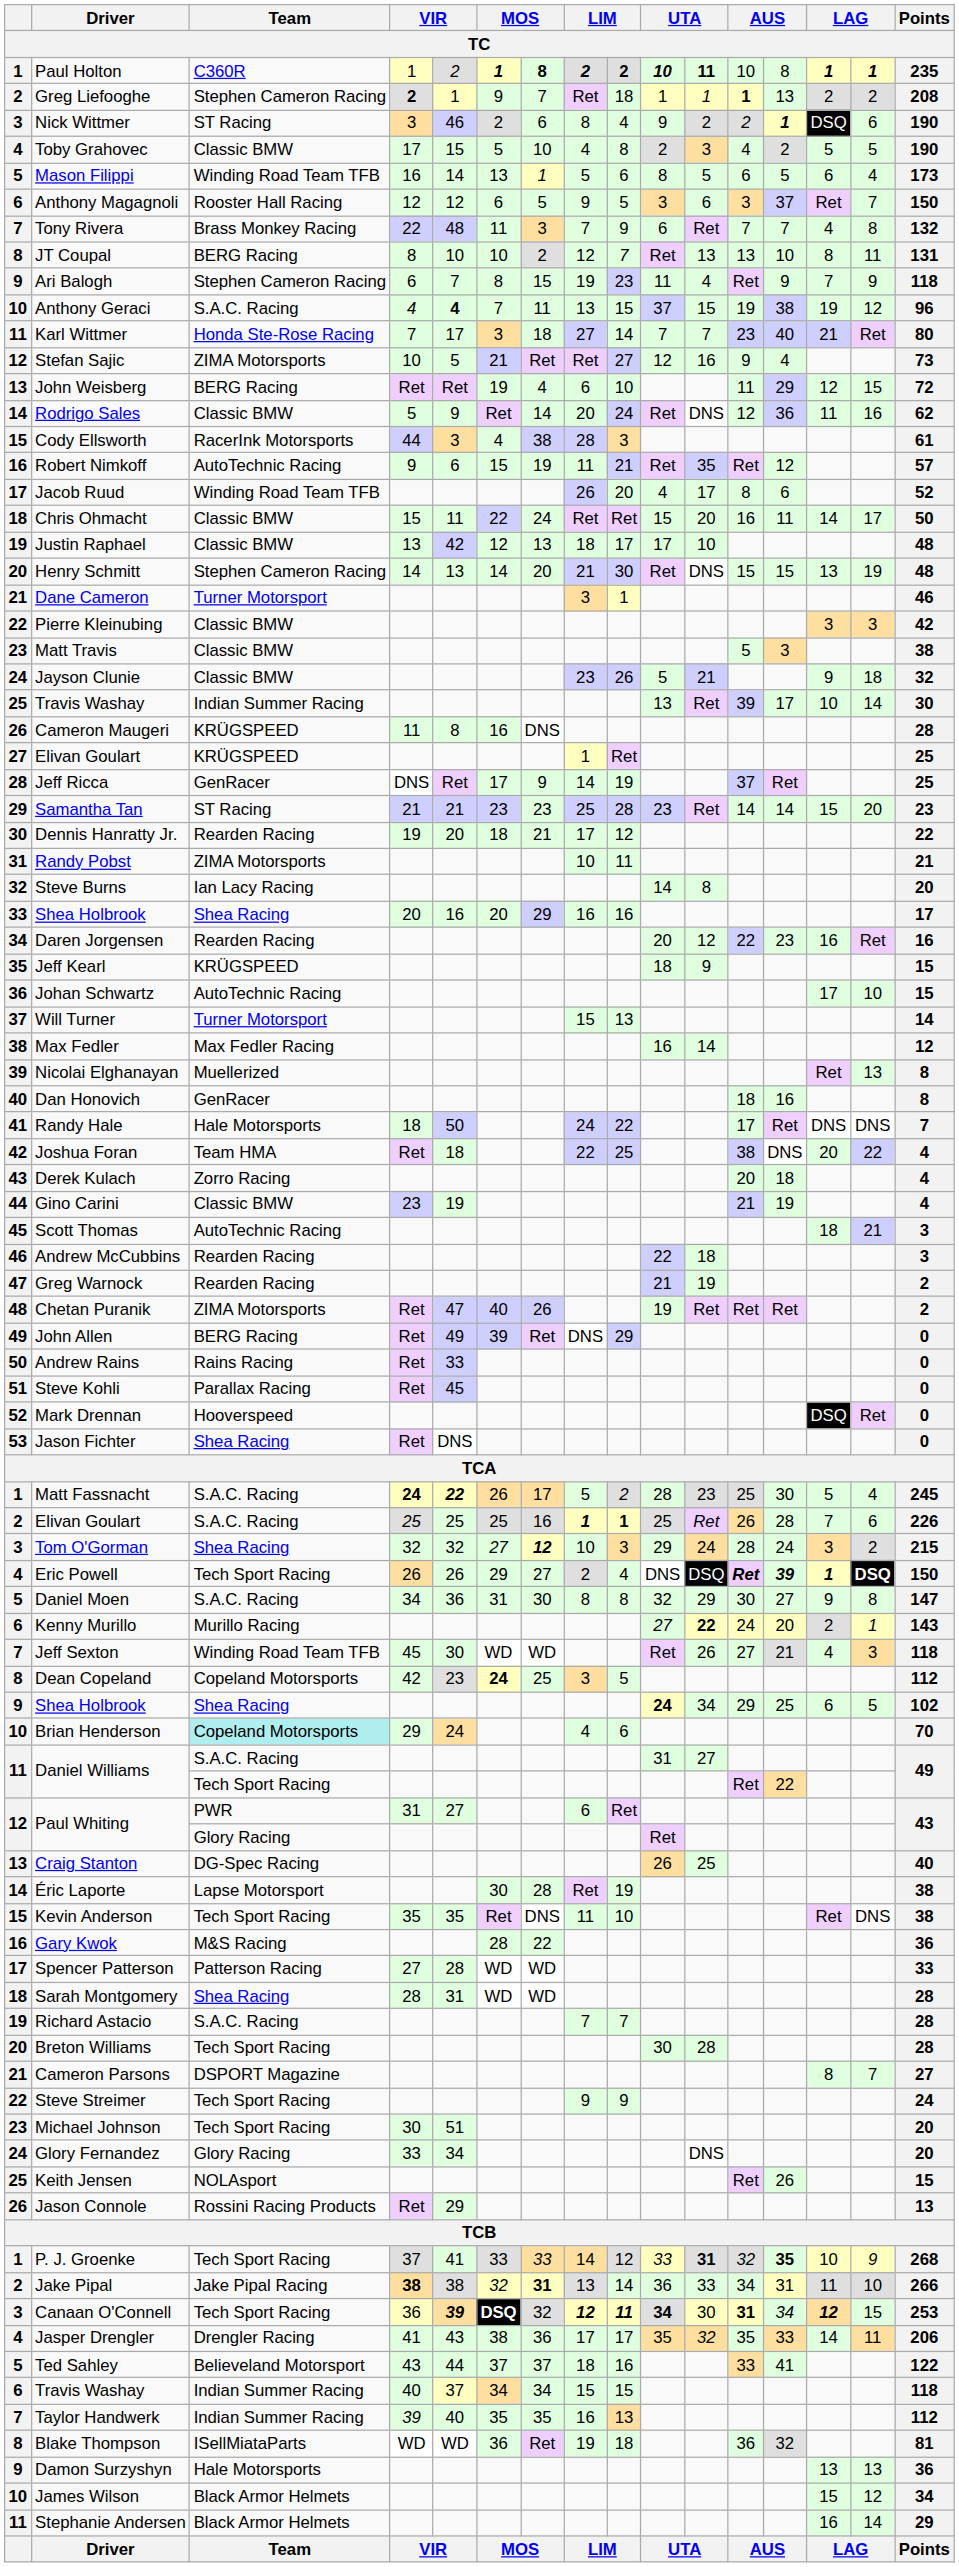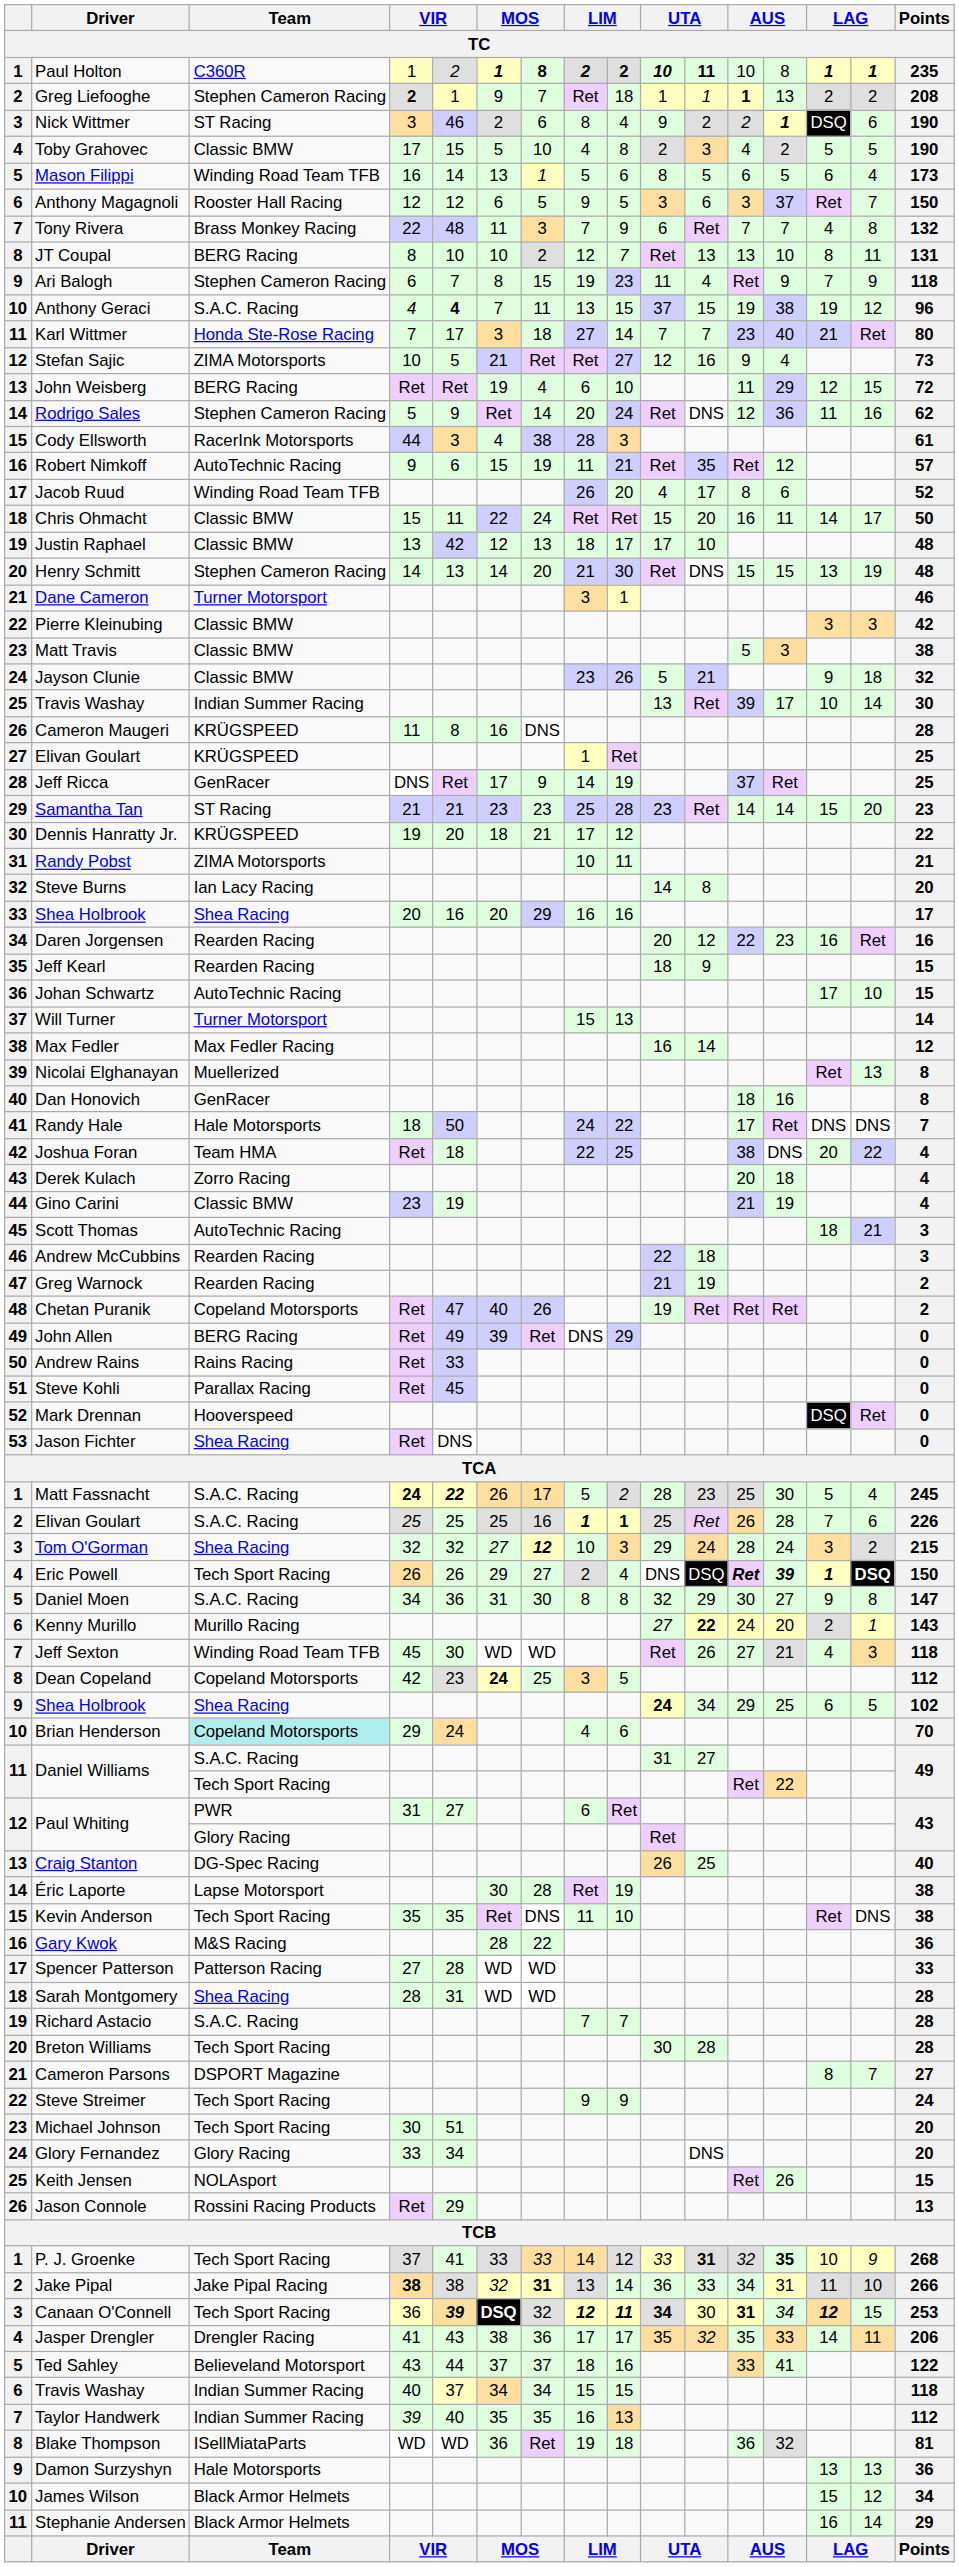(243, 413) Classic BMW -> (290, 413) Stephen Cameron Racing
(254, 835) Rearden Racing -> (246, 835) KRÜGSPEED
(246, 967) KRÜGSPEED -> (254, 967) Rearden Racing
(260, 1309) ZIMA Motorsports -> (276, 1309) Copeland Motorsports
